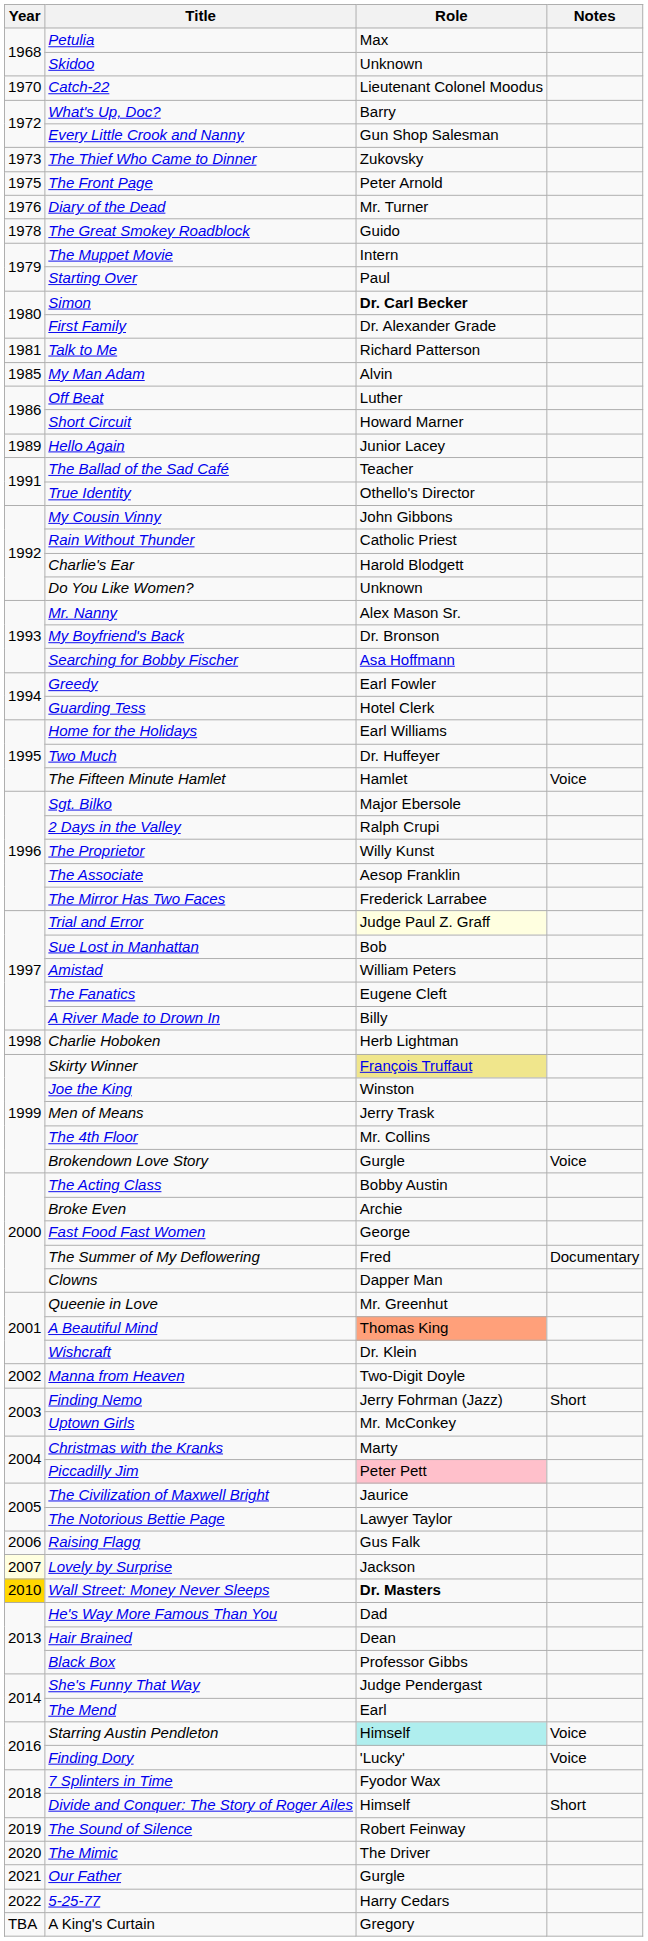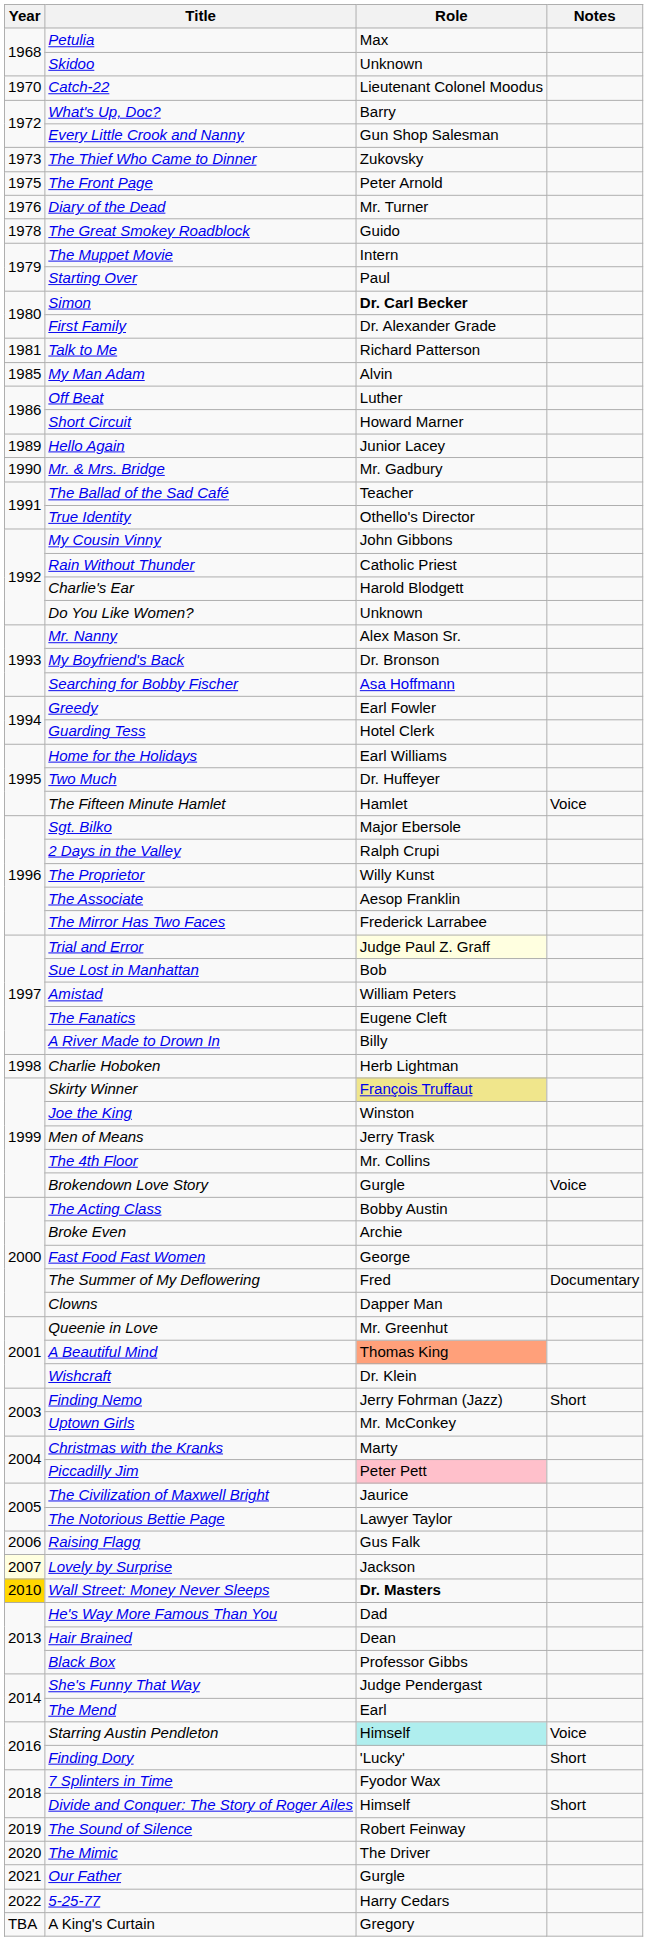+ row: (107, 469)
- row: (116, 1376)
(568, 1757) Voice -> (568, 1757) Short
